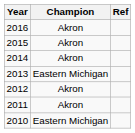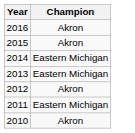- column: (121, 12)
(70, 58) Akron -> (70, 58) Eastern Michigan
(70, 105) Akron -> (70, 105) Eastern Michigan
(70, 120) Eastern Michigan -> (70, 120) Akron
